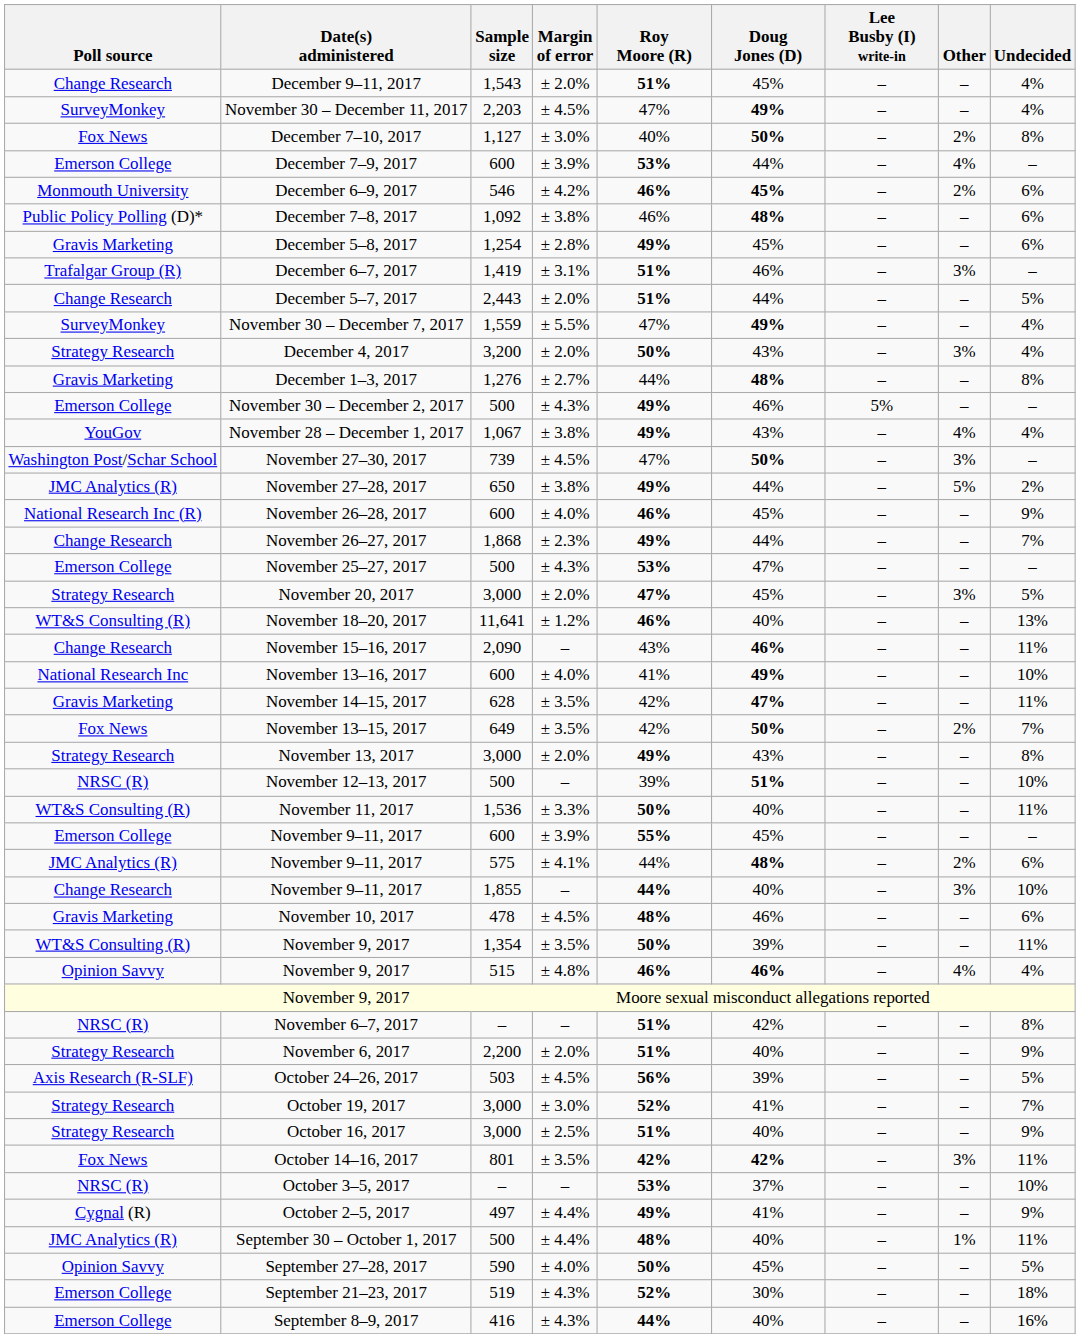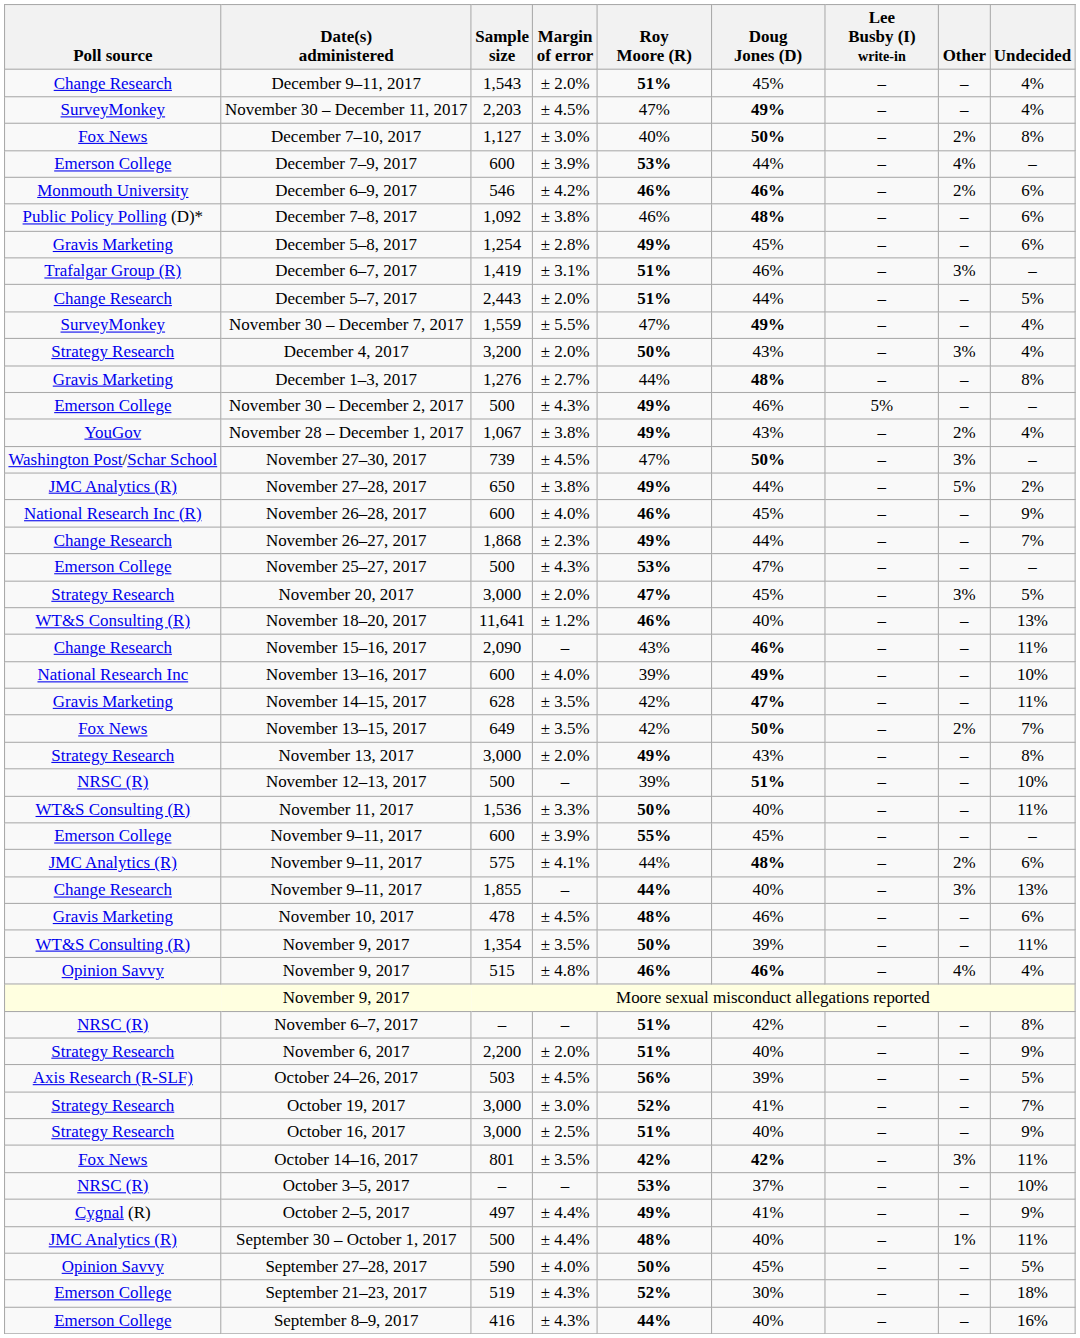(768, 190) 45% -> (768, 190) 46%
(964, 432) 4% -> (964, 432) 2%
(654, 674) 41% -> (654, 674) 39%
(1032, 889) 10% -> (1032, 889) 13%
